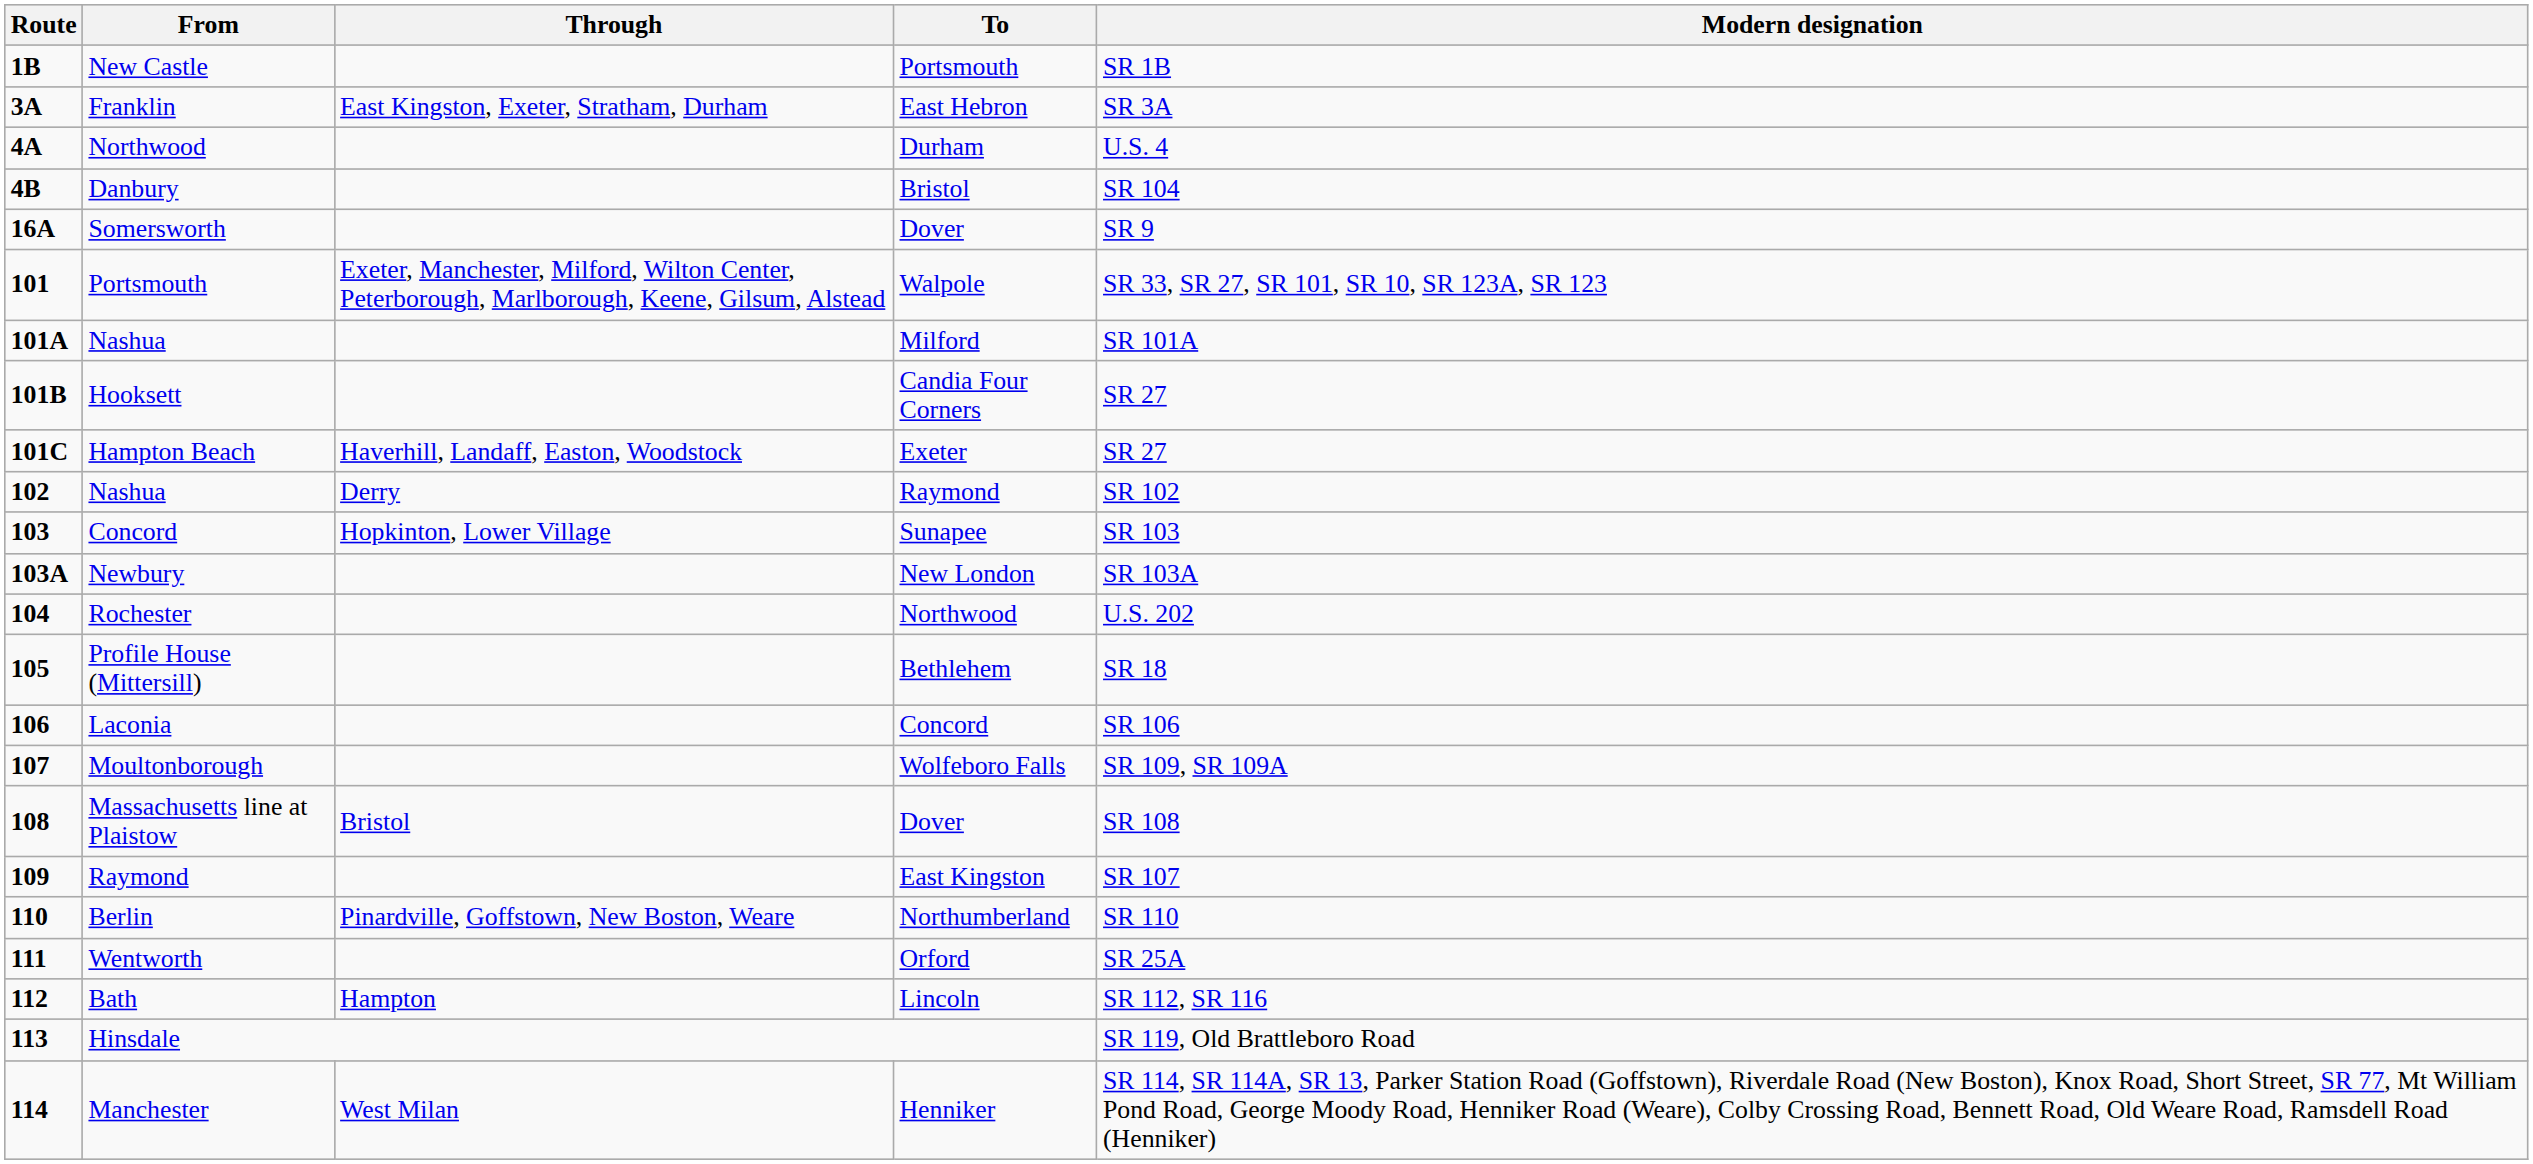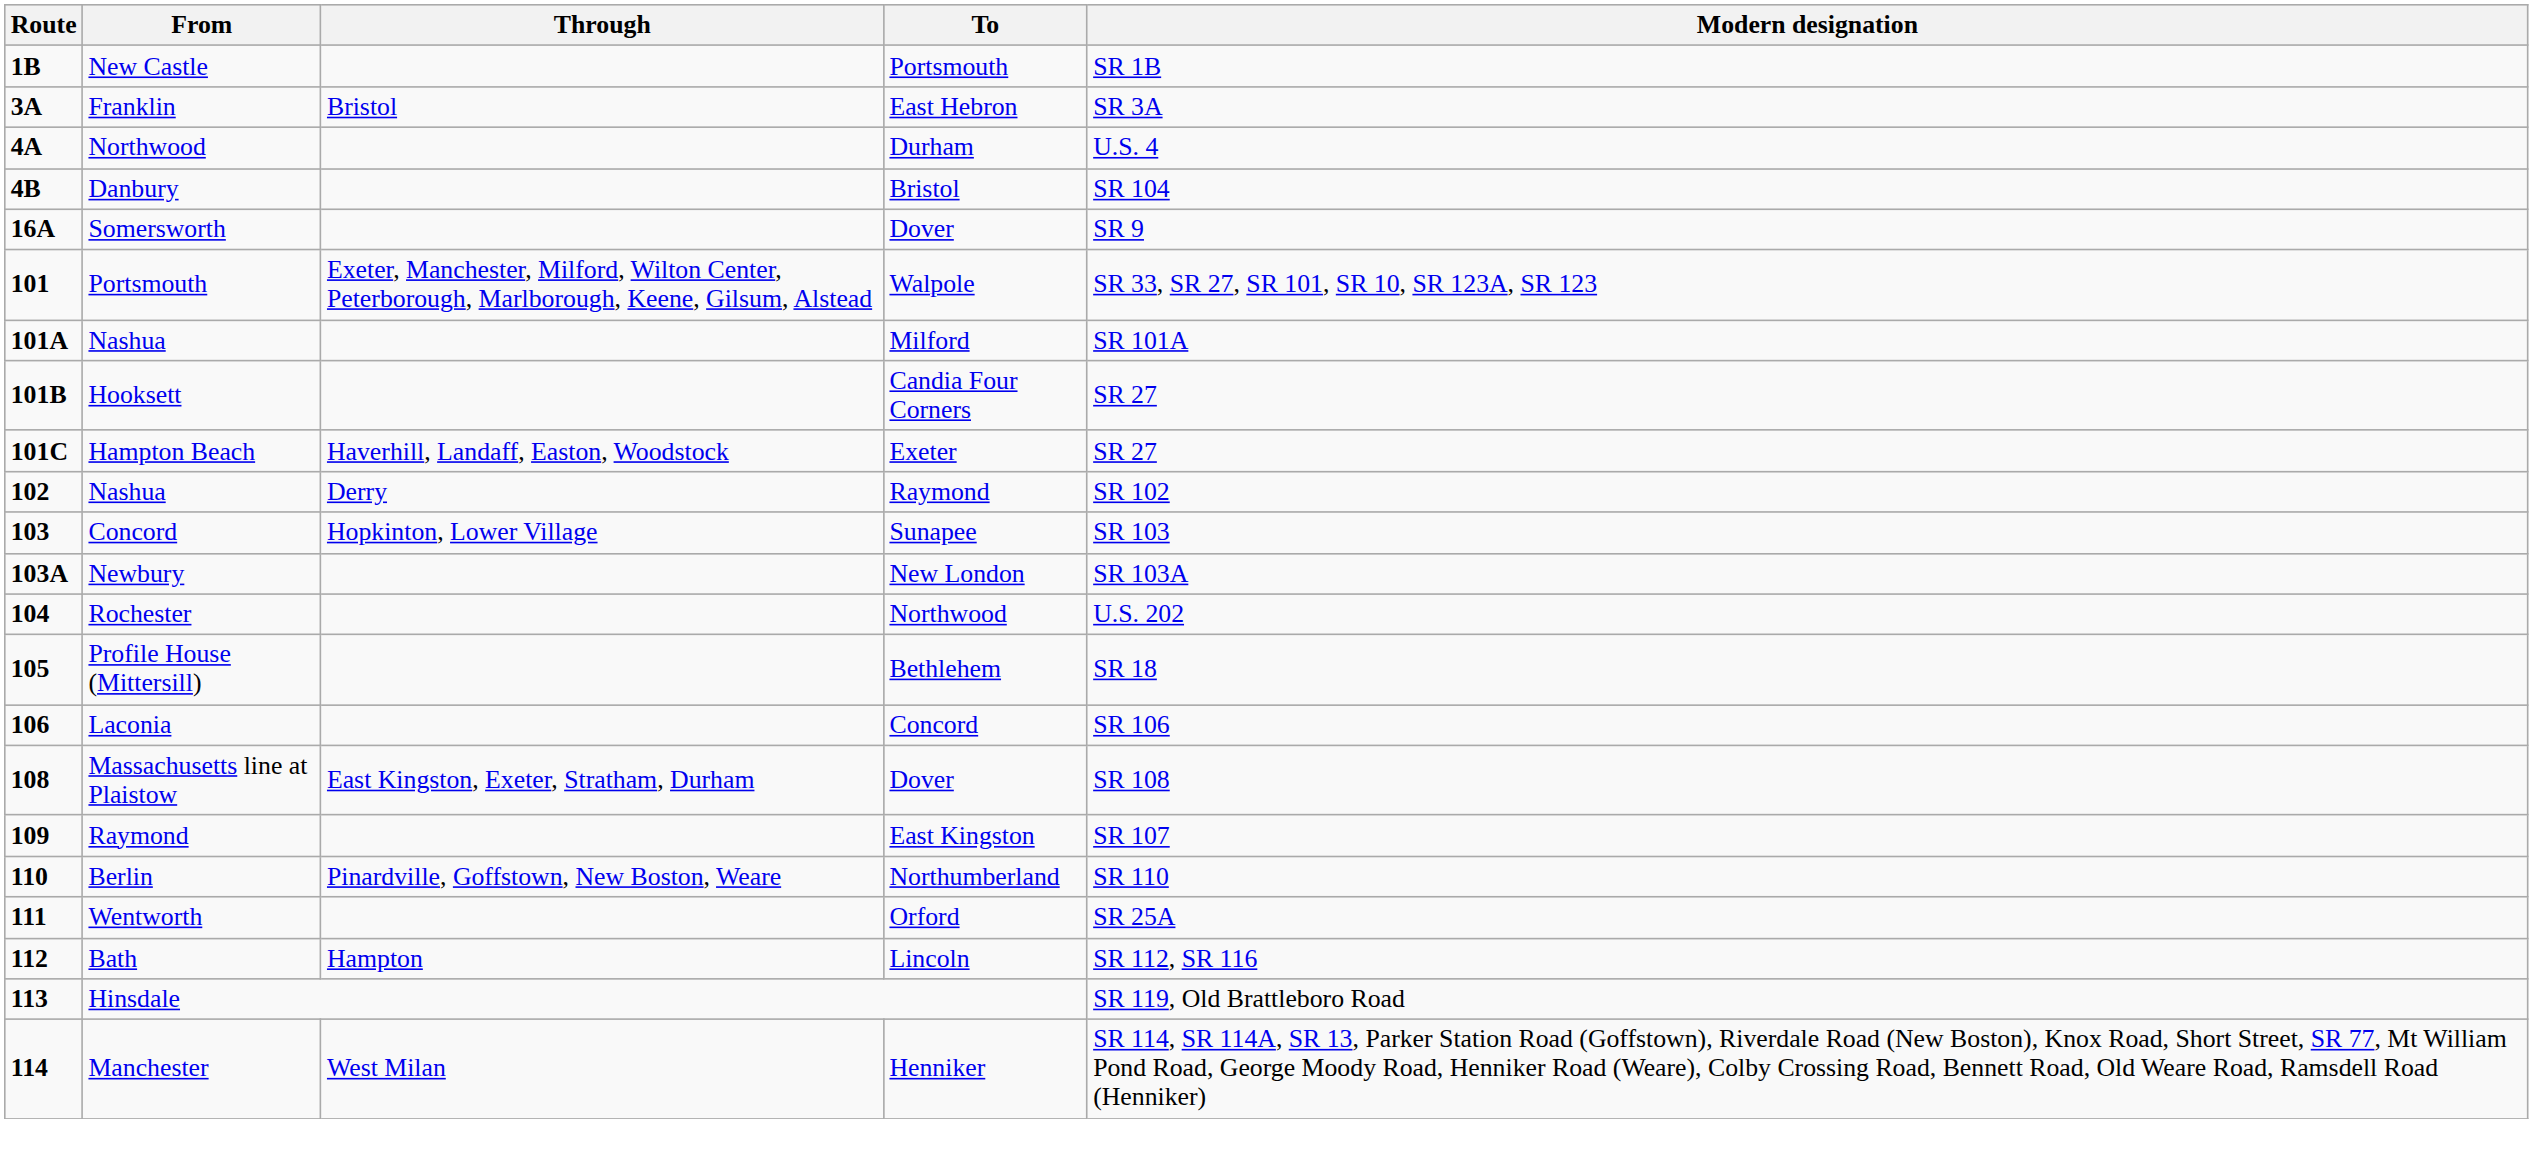(554, 106) East Kingston, Exeter, Stratham, Durham -> (362, 106) Bristol
- row: (176, 765)
(375, 820) Bristol -> (541, 780) East Kingston, Exeter, Stratham, Durham
